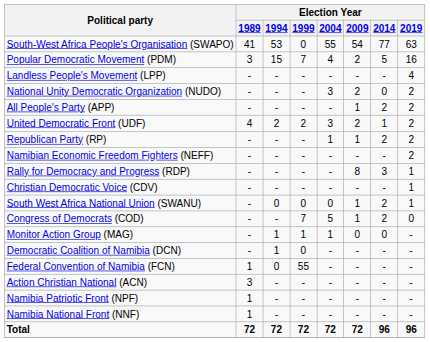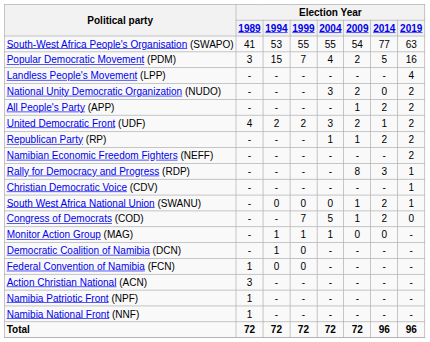(303, 44) 0 -> (303, 44) 55
(303, 267) 55 -> (303, 267) 0
